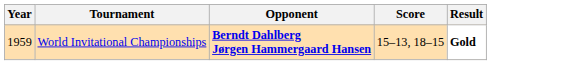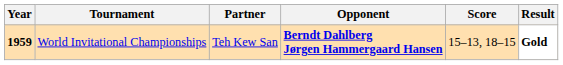+ column: (245, 14)
(20, 42) normal -> (20, 42) bold
